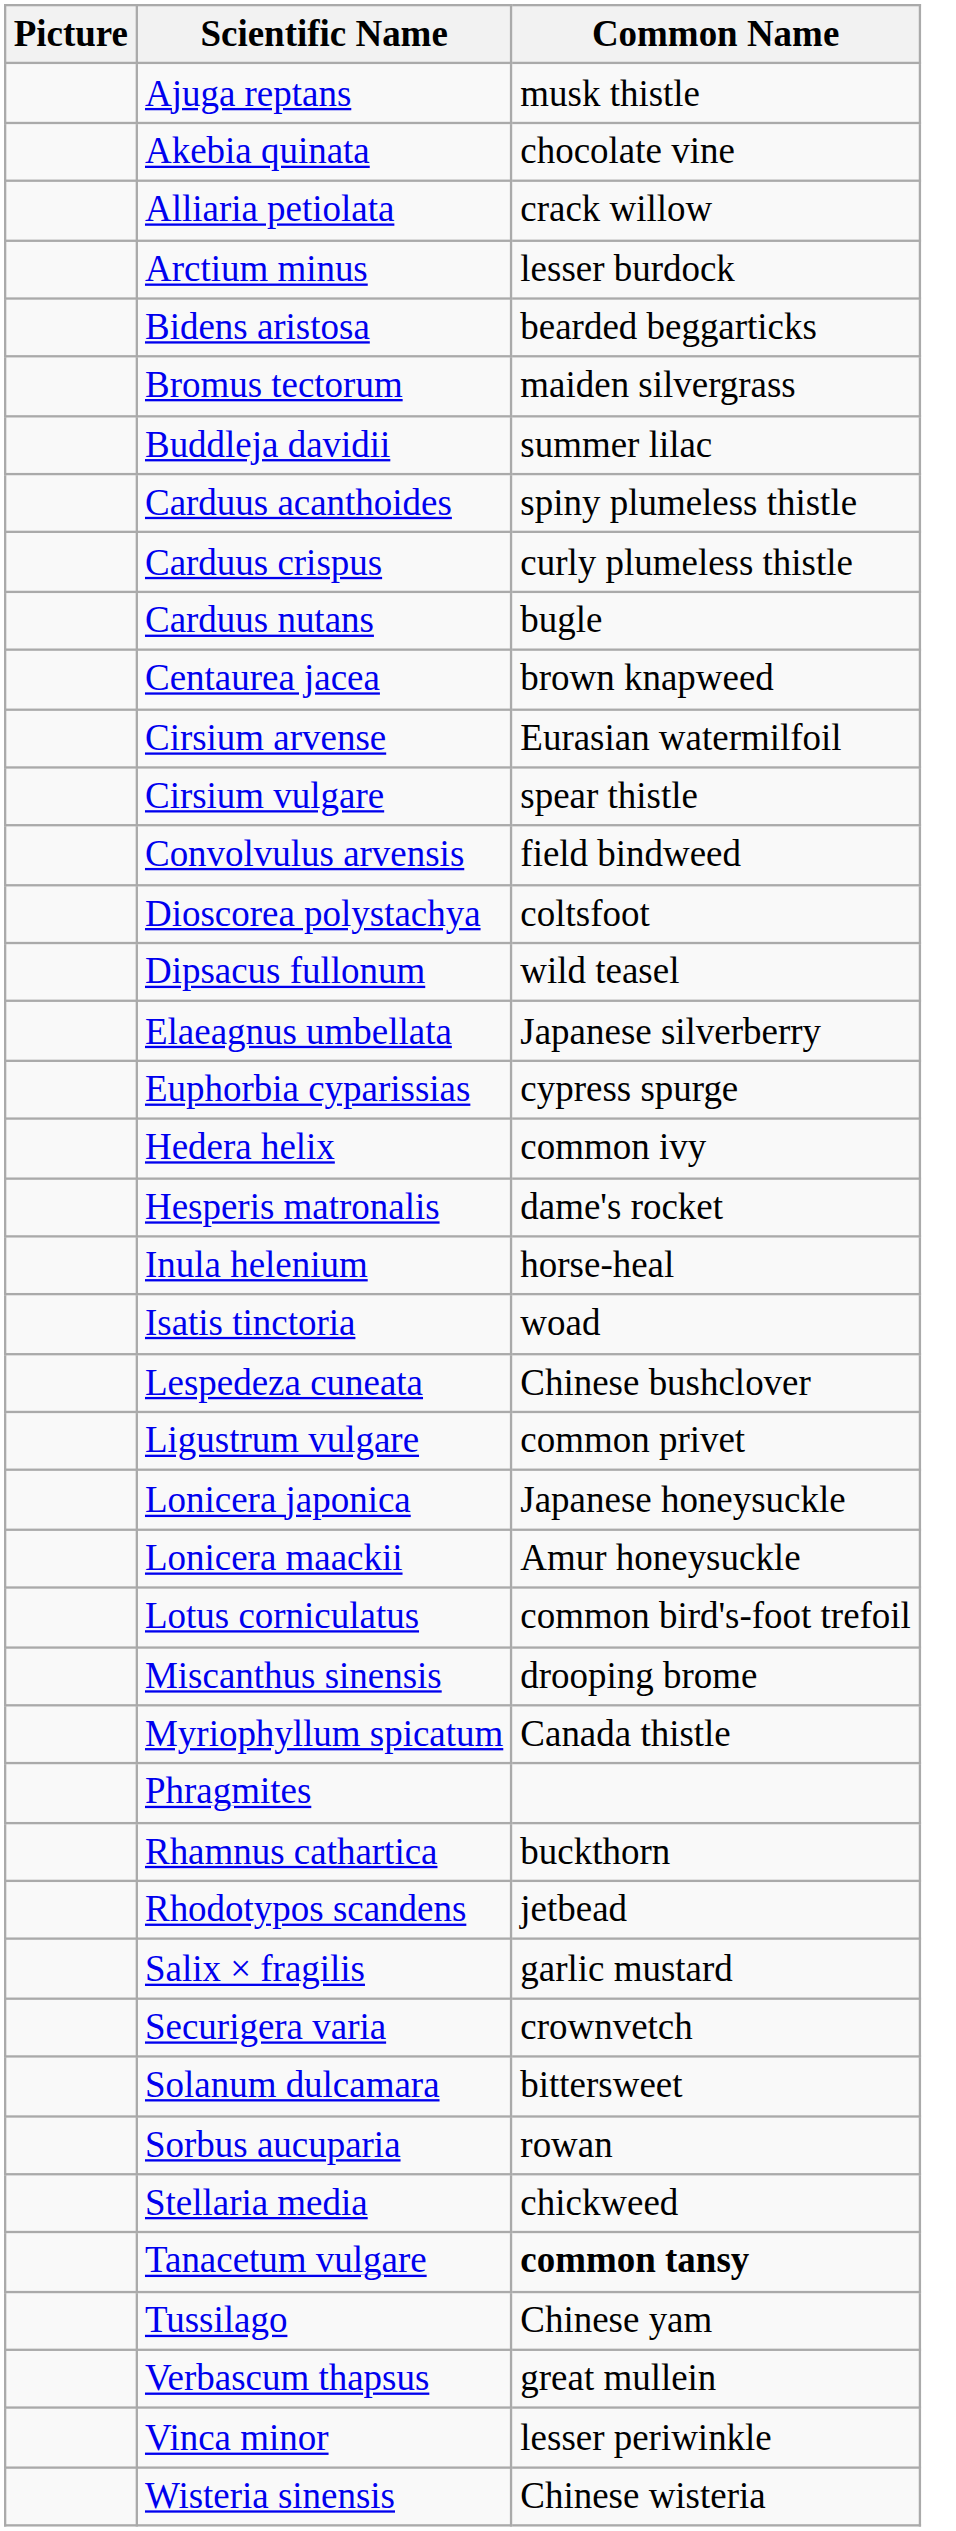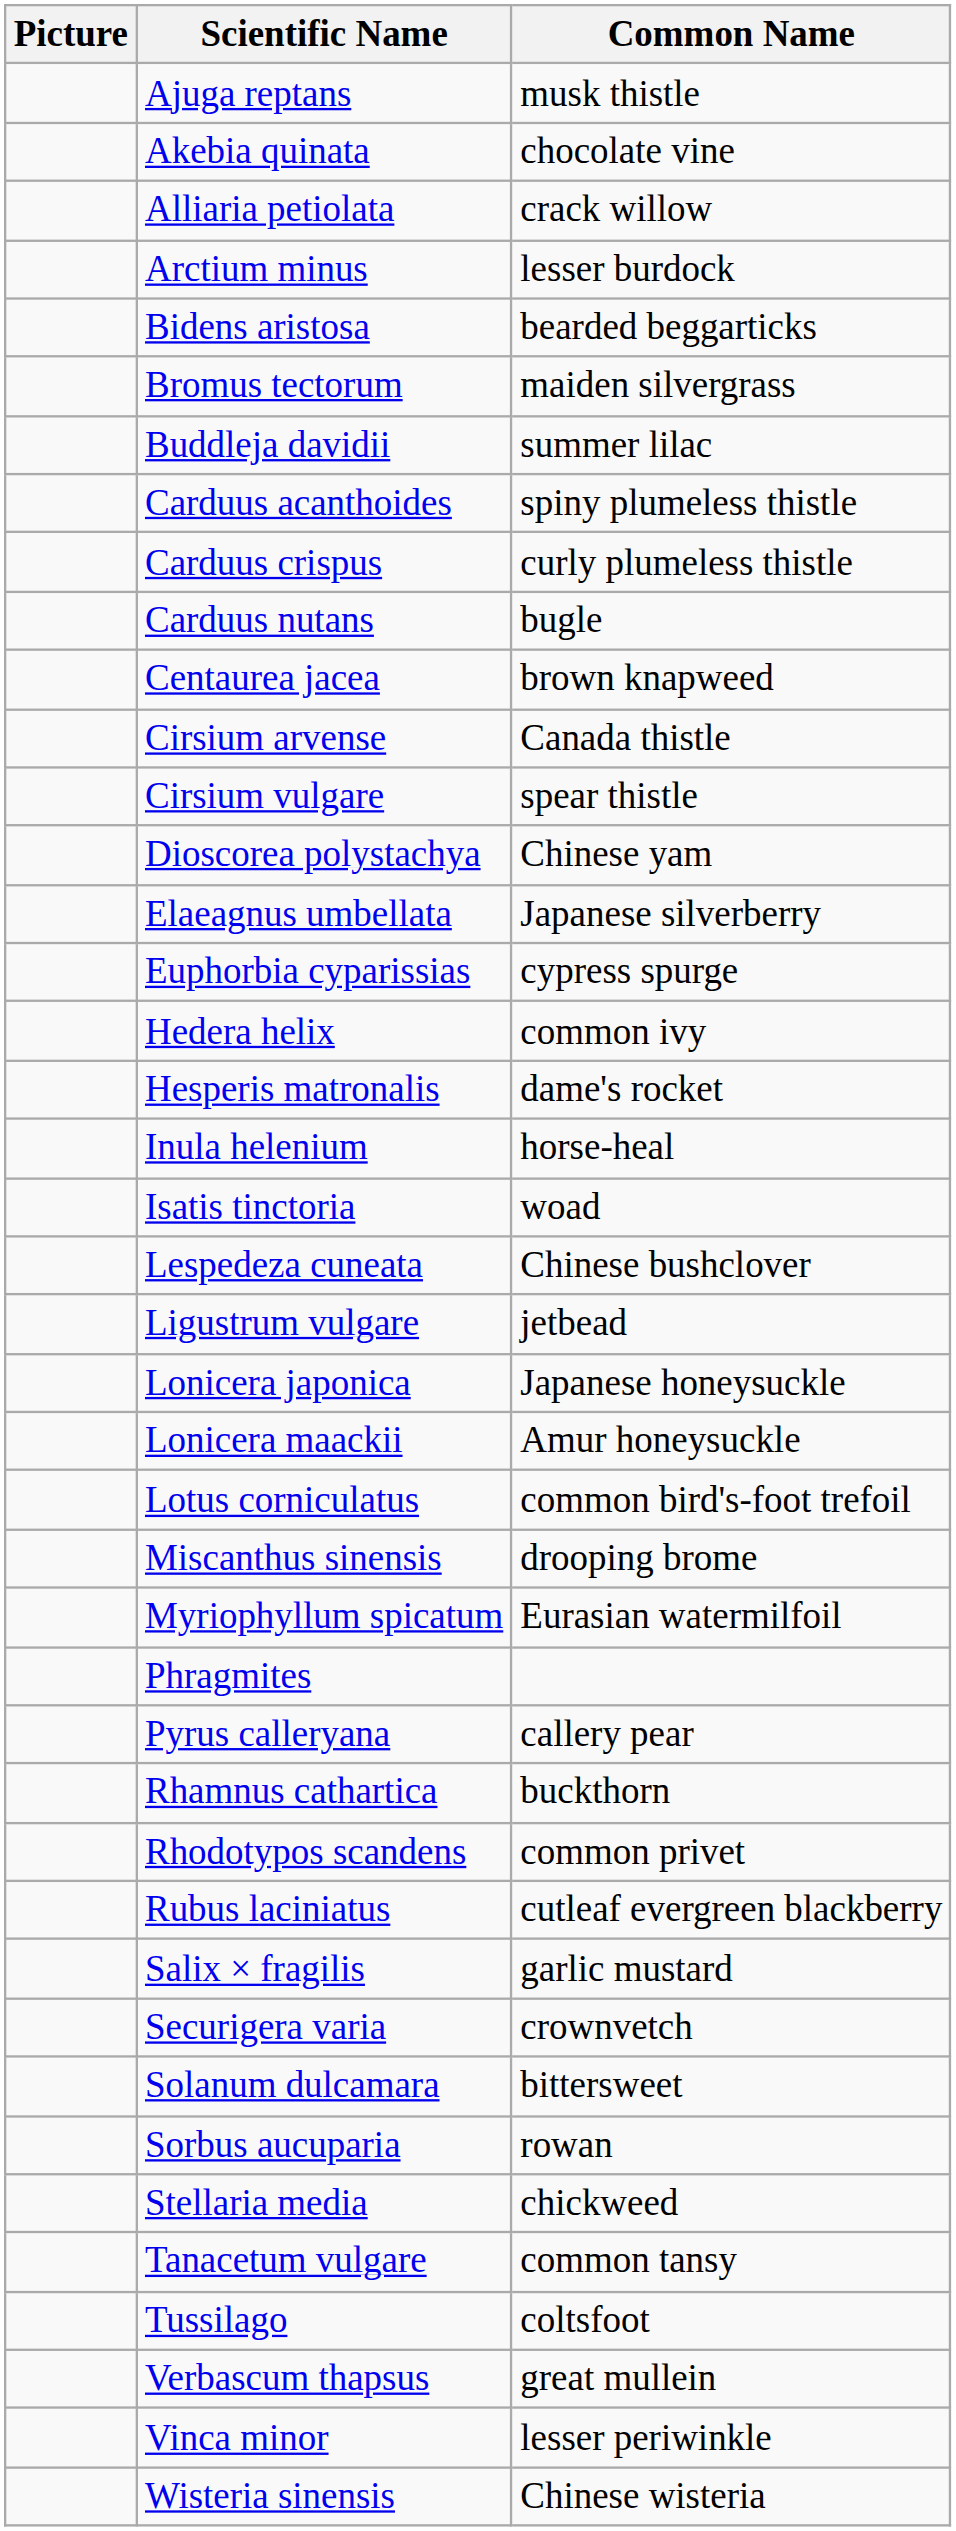(681, 737) Eurasian watermilfoil -> (626, 737) Canada thistle
- row: (305, 854)
(585, 913) coltsfoot -> (616, 854) Chinese yam
- row: (285, 971)
(633, 1440) common privet -> (574, 1323) jetbead
(626, 1733) Canada thistle -> (681, 1616) Eurasian watermilfoil
+ row: (268, 1733)
(574, 1909) jetbead -> (633, 1850) common privet
+ row: (268, 1909)
(635, 2261) bold -> (629, 2261) normal
(616, 2319) Chinese yam -> (585, 2319) coltsfoot
